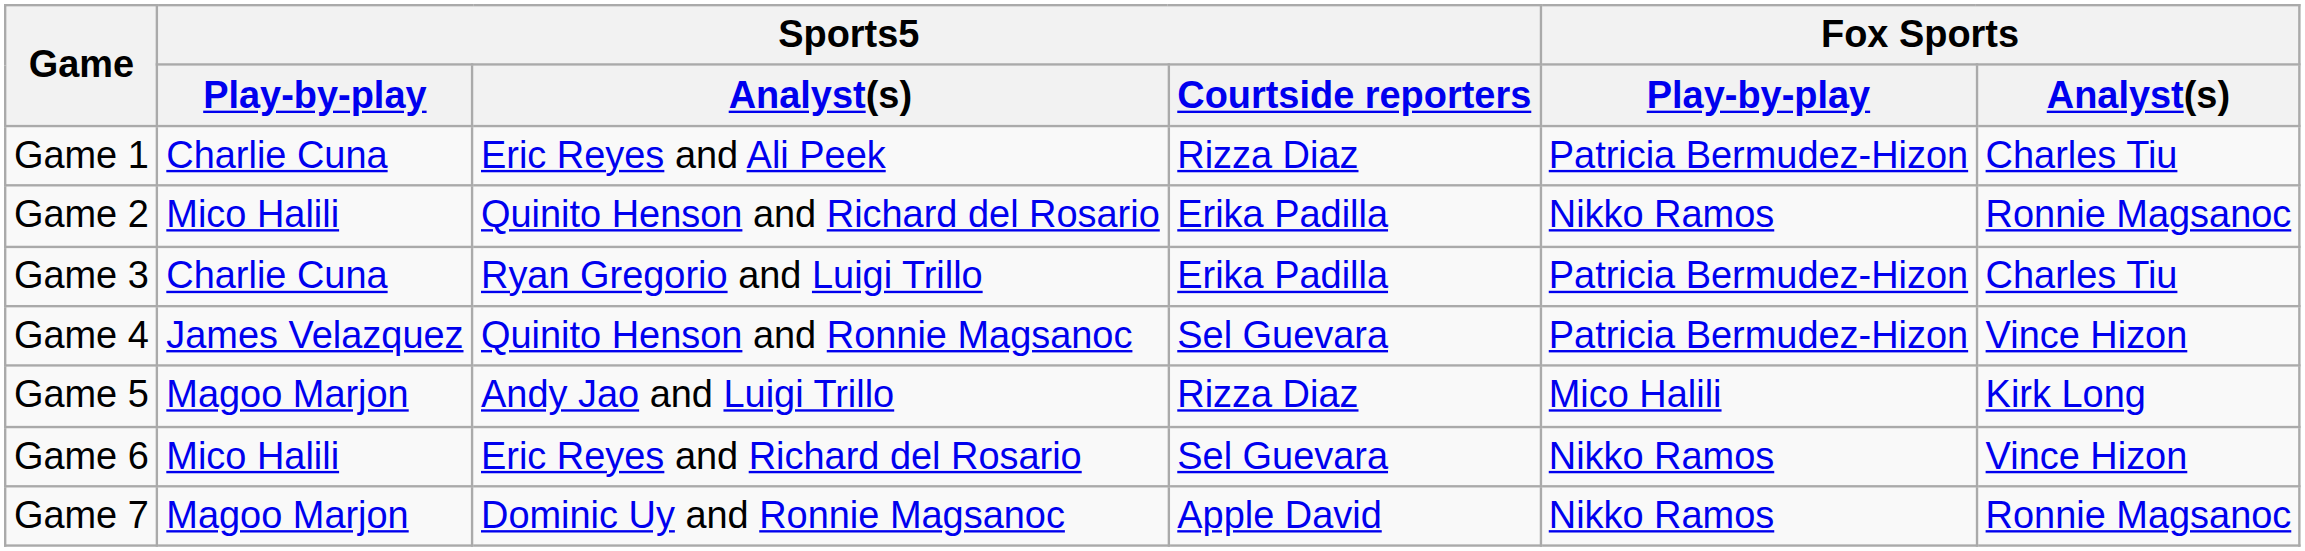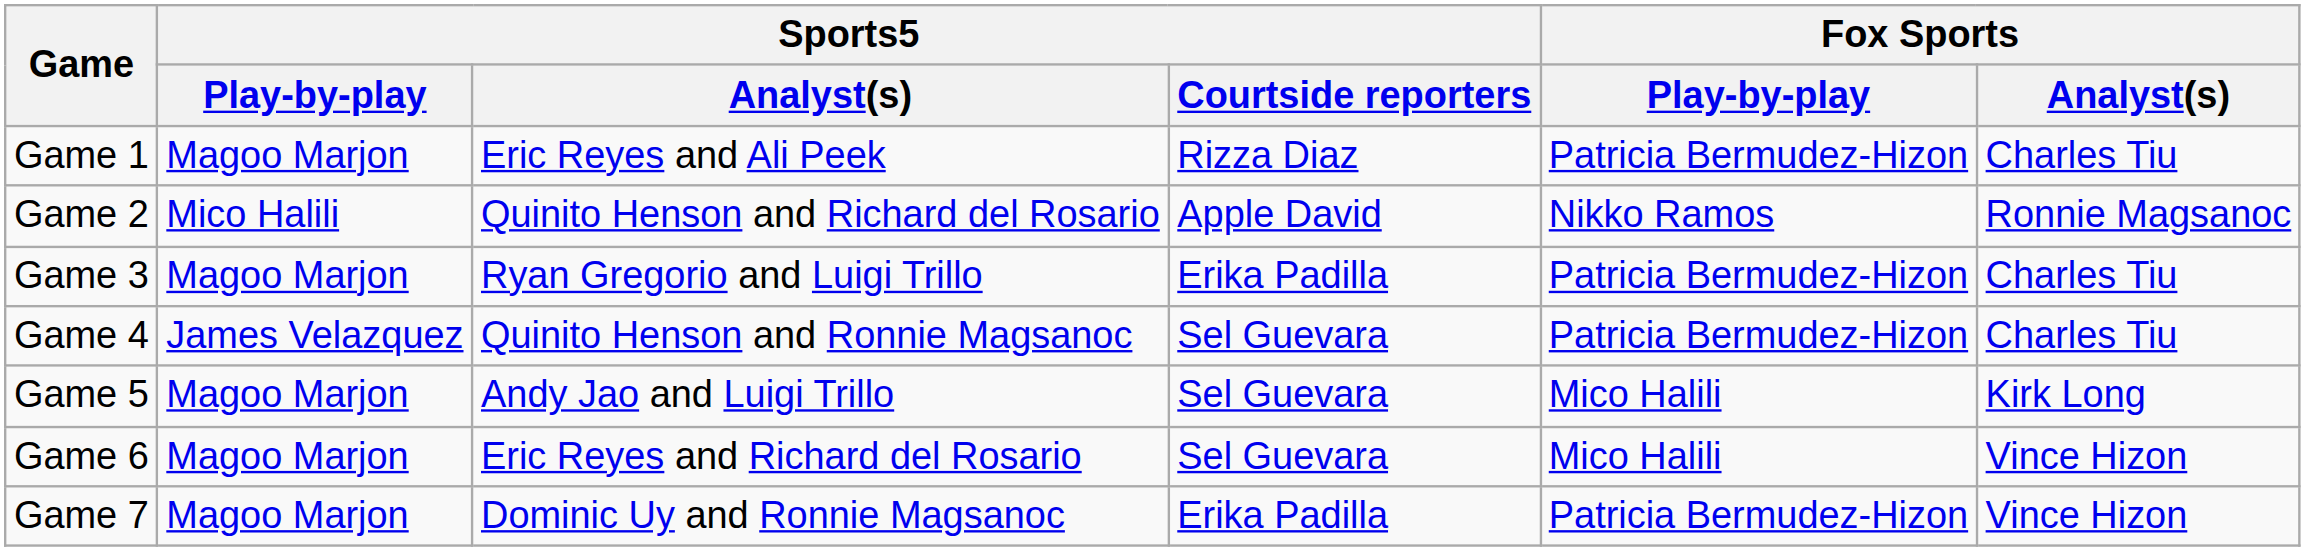(277, 154) Charlie Cuna -> (288, 154) Magoo Marjon
(1283, 214) Erika Padilla -> (1280, 214) Apple David
(277, 275) Charlie Cuna -> (288, 275) Magoo Marjon
(2086, 335) Vince Hizon -> (2082, 335) Charles Tiu
(1268, 395) Rizza Diaz -> (1283, 395) Sel Guevara
(253, 455) Mico Halili -> (288, 455) Magoo Marjon
(1662, 455) Nikko Ramos -> (1635, 455) Mico Halili
(1280, 515) Apple David -> (1283, 515) Erika Padilla
(1662, 515) Nikko Ramos -> (1758, 515) Patricia Bermudez-Hizon
(2138, 515) Ronnie Magsanoc -> (2086, 515) Vince Hizon
